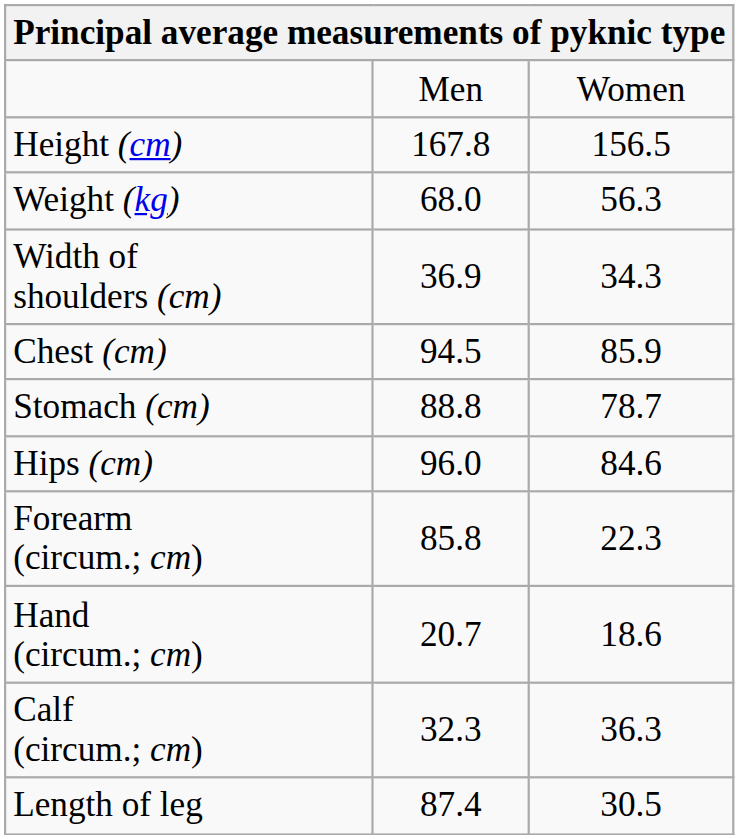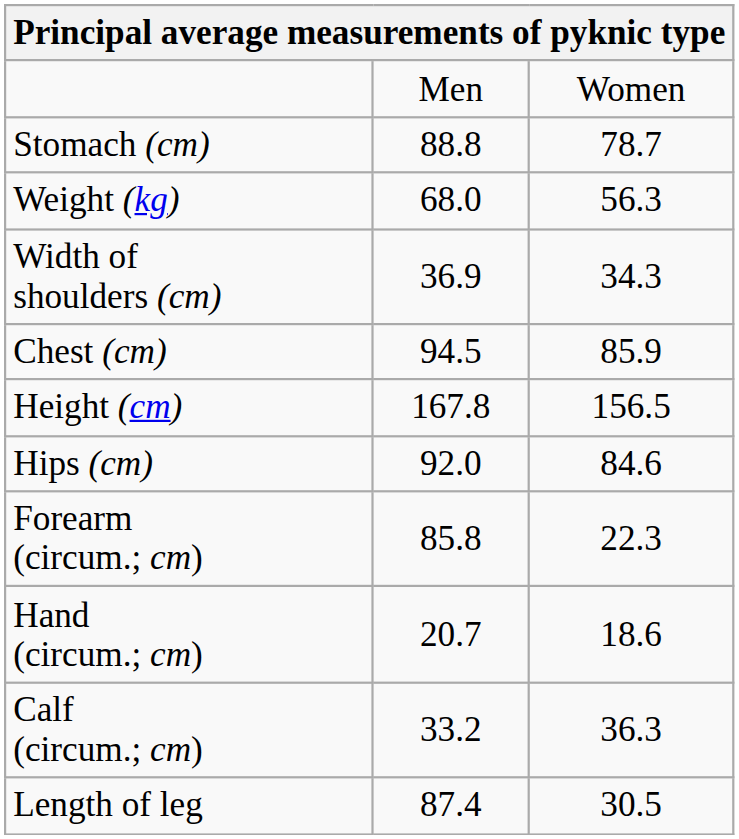rows swapped: (98, 144) <-> (111, 406)
(451, 462) 96.0 -> (451, 462) 92.0
(451, 729) 32.3 -> (451, 729) 33.2
